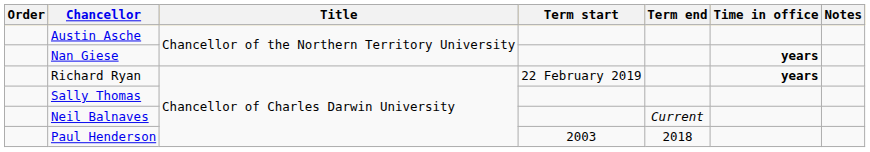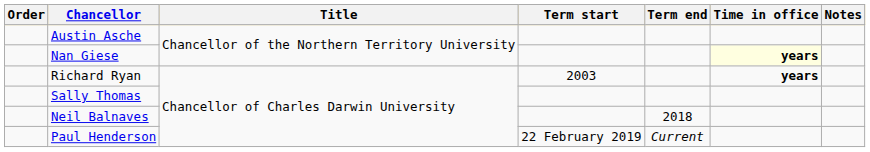(800, 55) no background -> (800, 55) lightyellow background
(581, 76) 22 February 2019 -> (581, 76) 2003
(677, 116) Current -> (677, 116) 2018
(581, 137) 2003 -> (581, 137) 22 February 2019
(677, 137) 2018 -> (677, 137) Current
